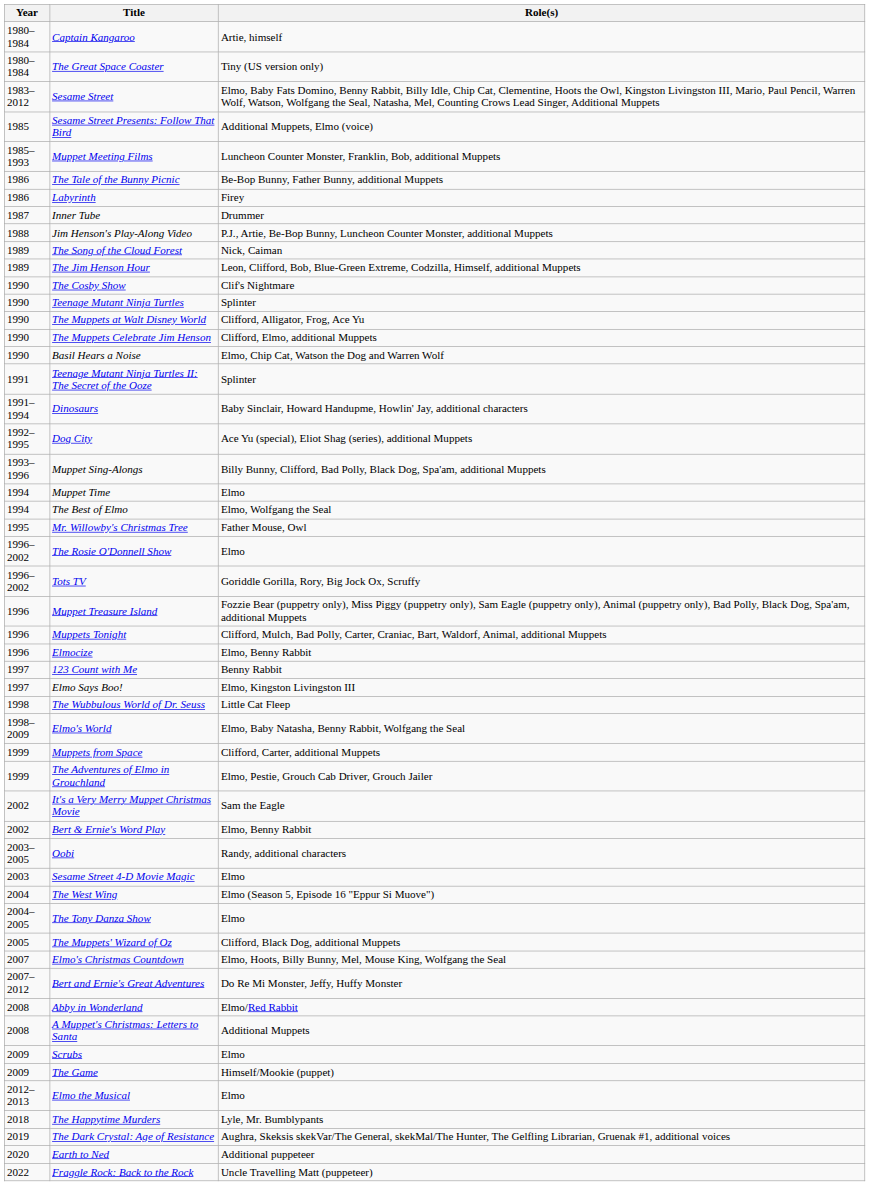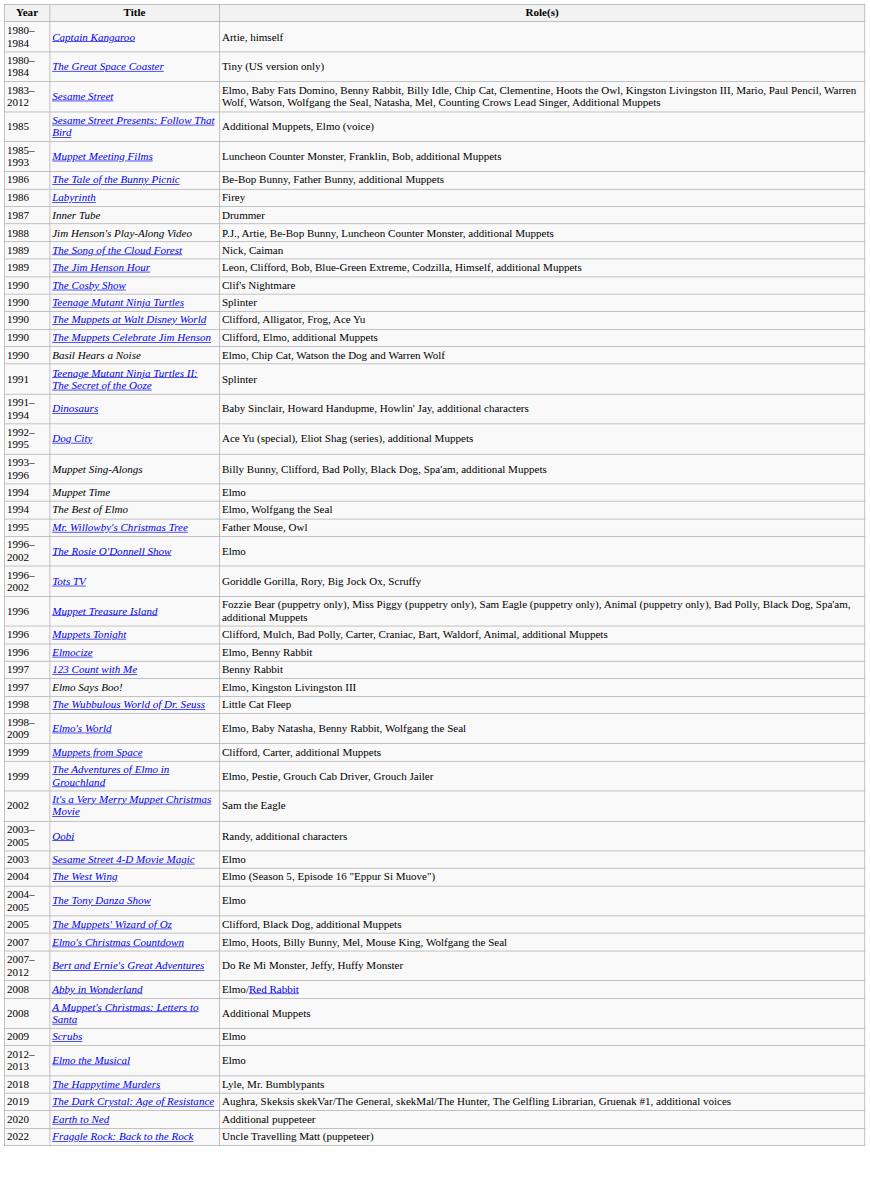- row: (109, 829)
- row: (75, 1072)
